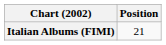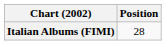(139, 31) 21 -> (139, 31) 28
